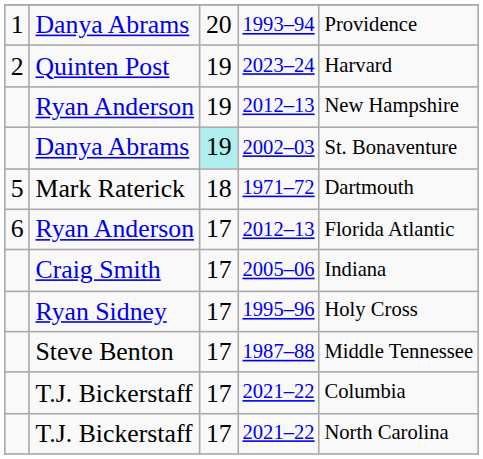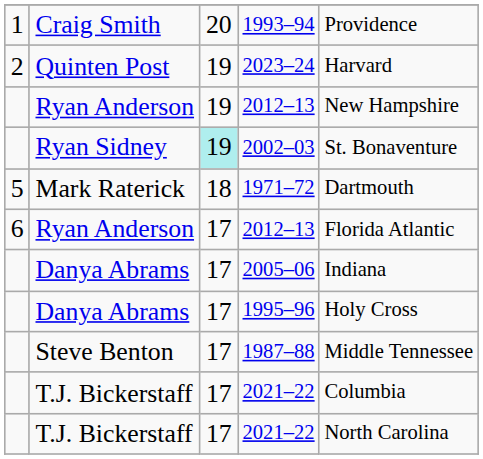(112, 24) Danya Abrams -> (98, 24) Craig Smith
(112, 147) Danya Abrams -> (101, 147) Ryan Sidney
(98, 270) Craig Smith -> (112, 270) Danya Abrams
(101, 310) Ryan Sidney -> (112, 310) Danya Abrams
